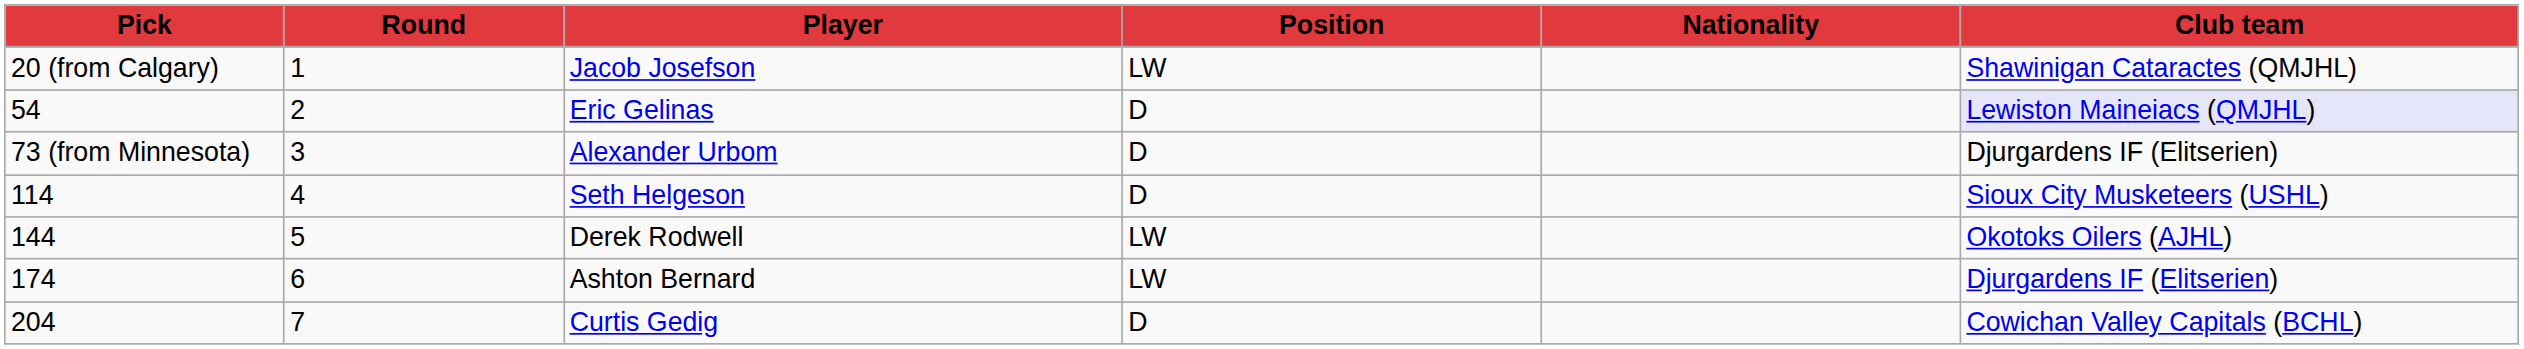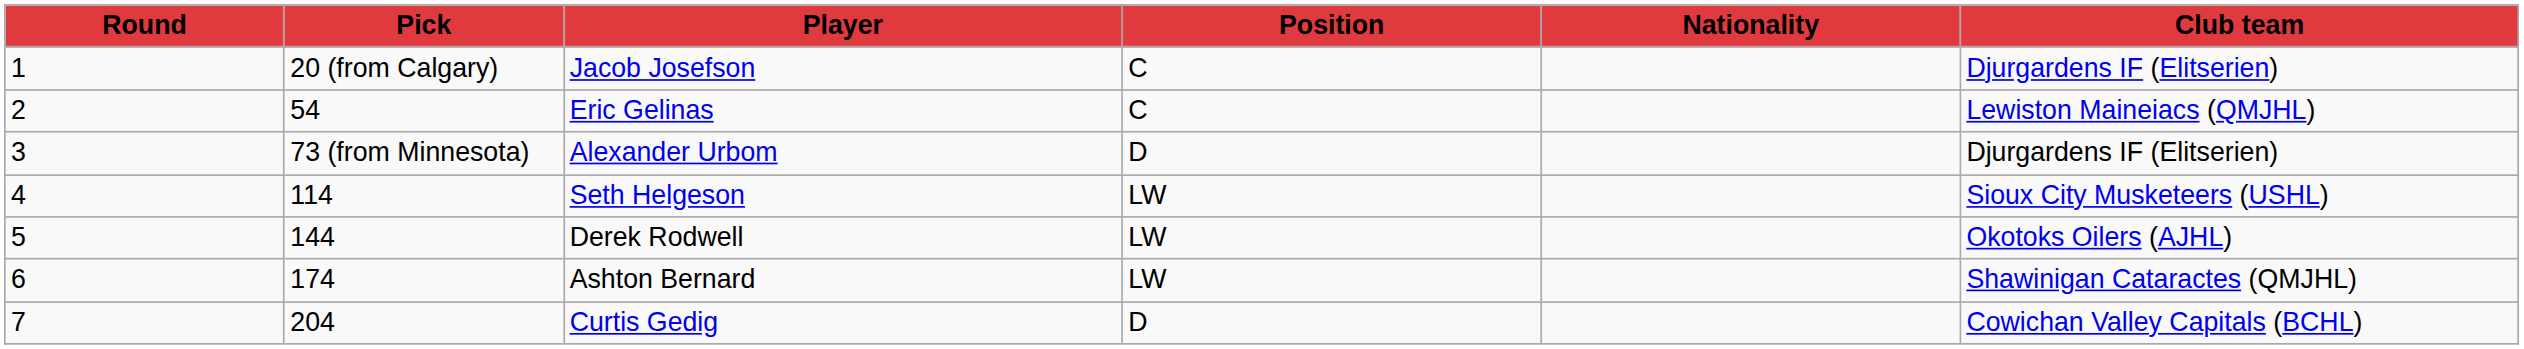columns swapped: (424, 25) <-> (145, 25)
(1147, 68) LW -> (1138, 68) C
(2162, 68) Shawinigan Cataractes (QMJHL) -> (2122, 68) Djurgardens IF (Elitserien)
(1138, 110) D -> (1138, 110) C
(2141, 110) lavender background -> (2141, 110) no background
(1138, 195) D -> (1147, 195) LW
(2122, 279) Djurgardens IF (Elitserien) -> (2162, 279) Shawinigan Cataractes (QMJHL)
